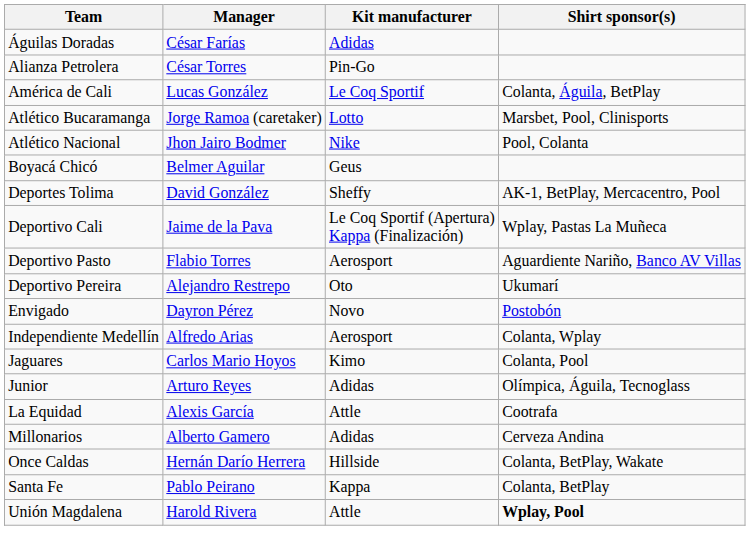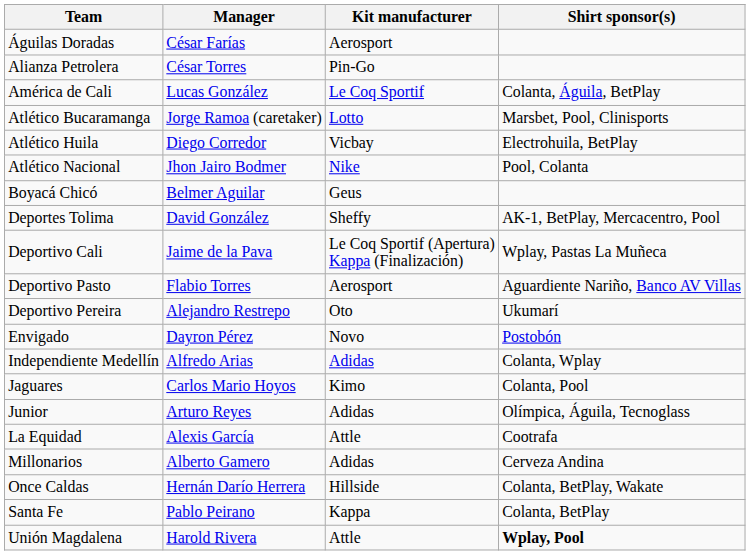(351, 42) Adidas -> (361, 42) Aerosport
+ row: (53, 142)
(361, 336) Aerosport -> (351, 361) Adidas
